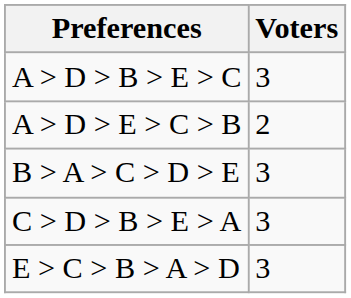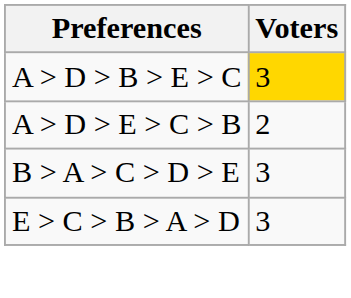(263, 76) no background -> (263, 76) gold background
- row: (127, 220)
